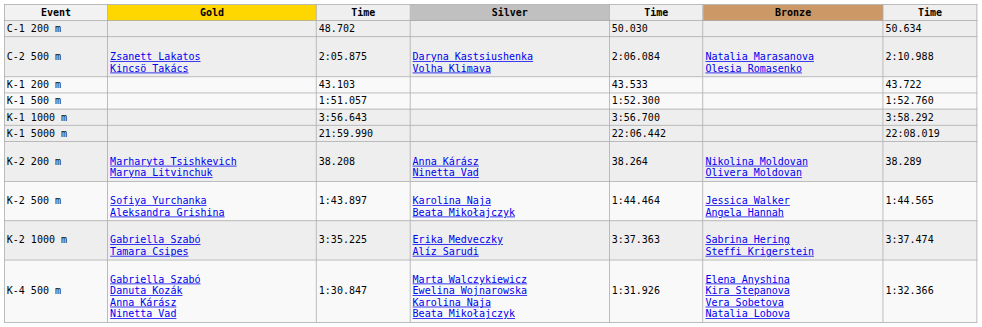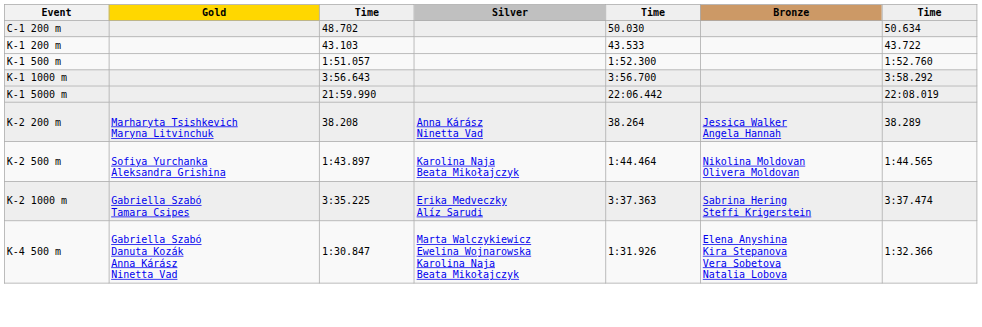- row: (34, 57)
(757, 167) Nikolina Moldovan Olivera Moldovan -> (745, 128) Jessica Walker Angela Hannah
(748, 207) Jessica Walker Angela Hannah -> (754, 167) Nikolina Moldovan Olivera Moldovan
